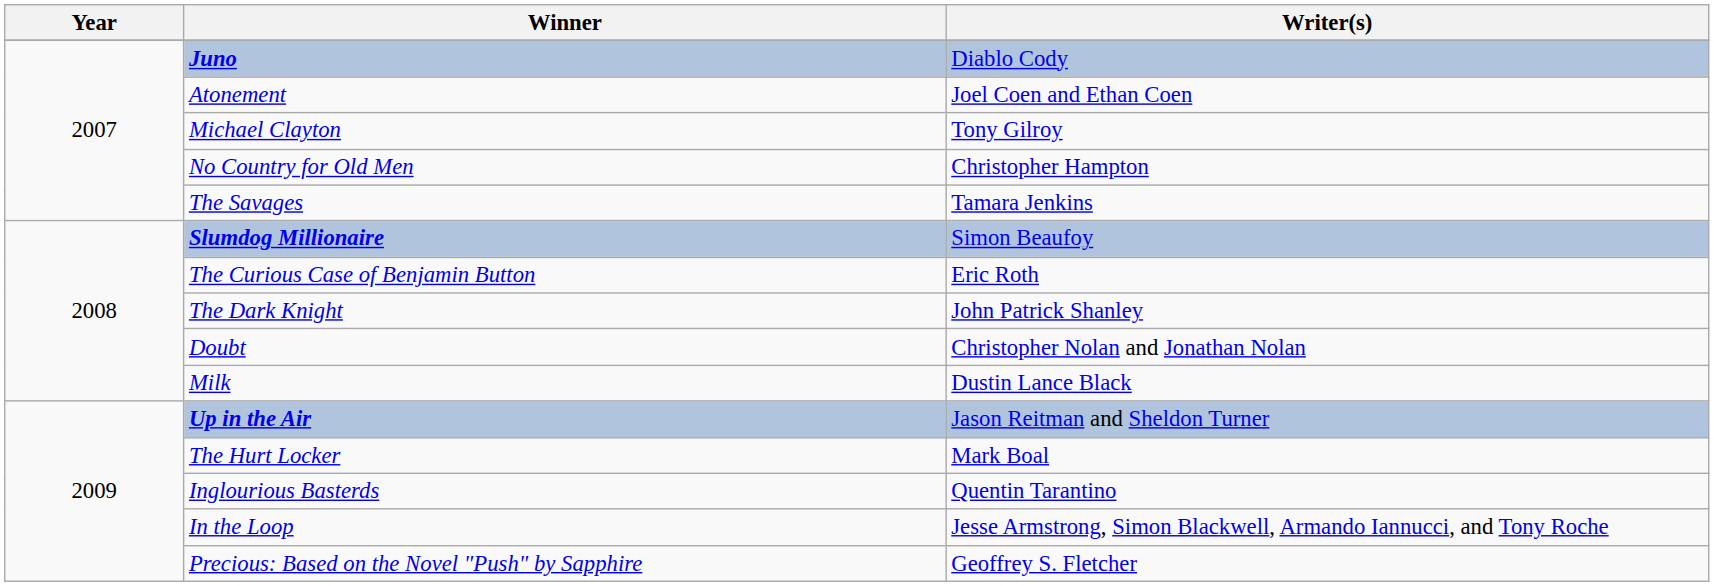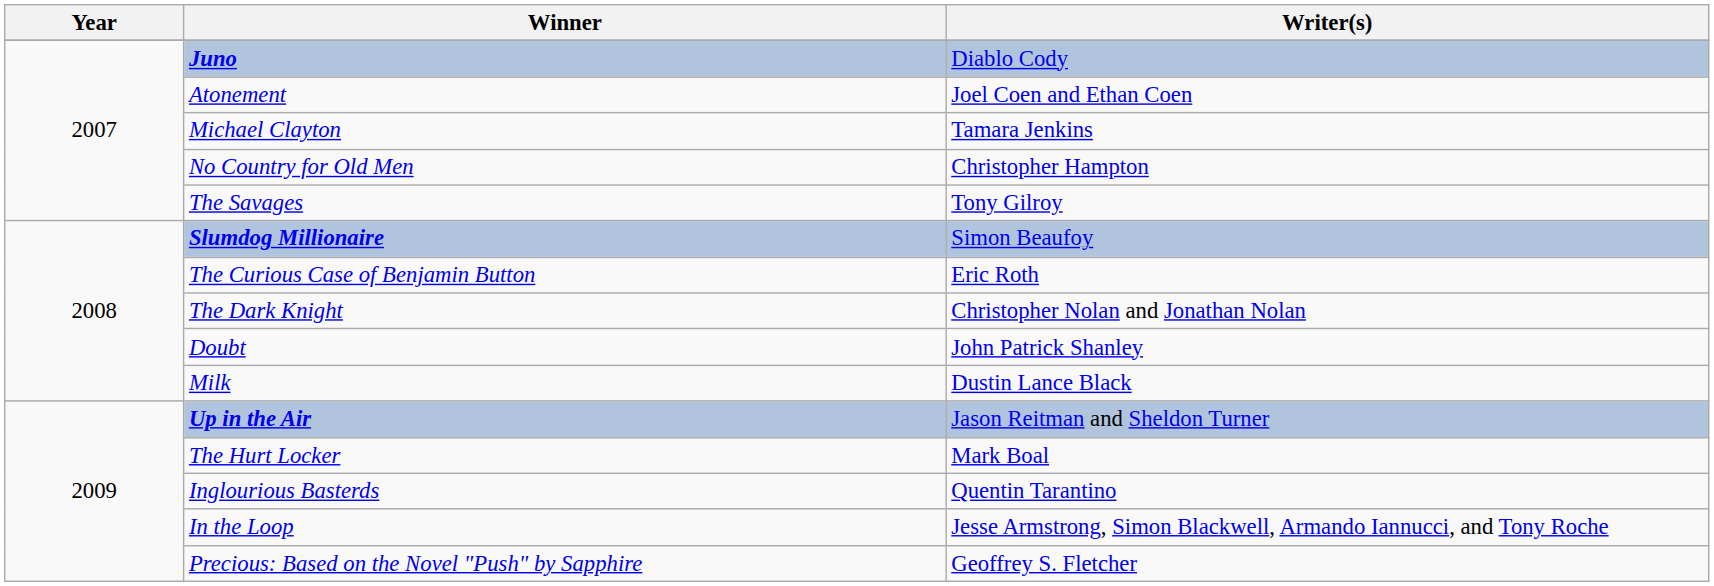(1007, 130) Tony Gilroy -> (1022, 130) Tamara Jenkins
(1022, 202) Tamara Jenkins -> (1007, 202) Tony Gilroy
(1047, 310) John Patrick Shanley -> (1129, 310) Christopher Nolan and Jonathan Nolan
(1129, 346) Christopher Nolan and Jonathan Nolan -> (1047, 346) John Patrick Shanley
